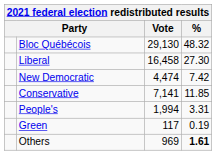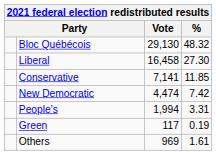rows swapped: (49, 93) <-> (56, 77)
(199, 142) bold -> (199, 142) normal
